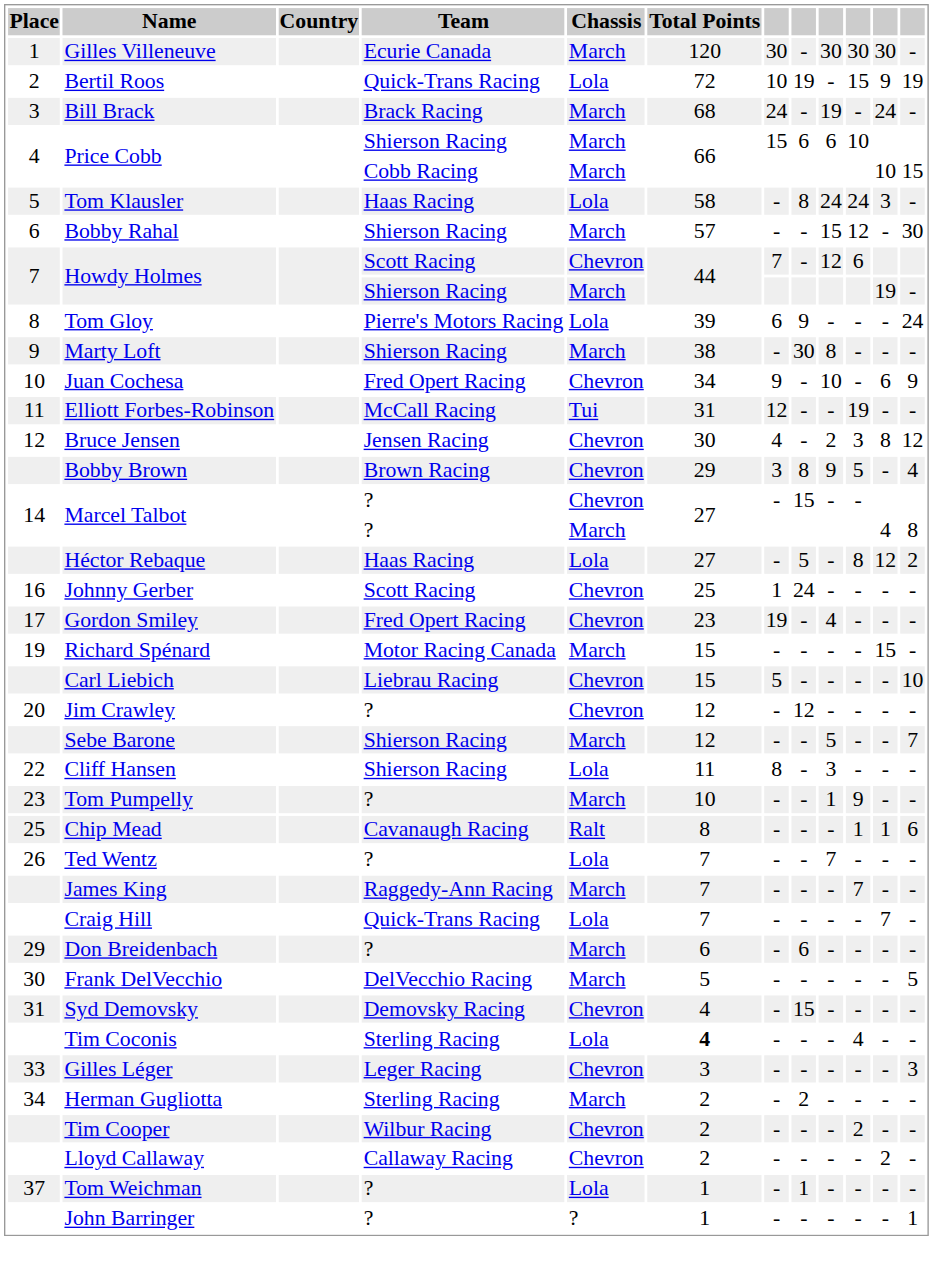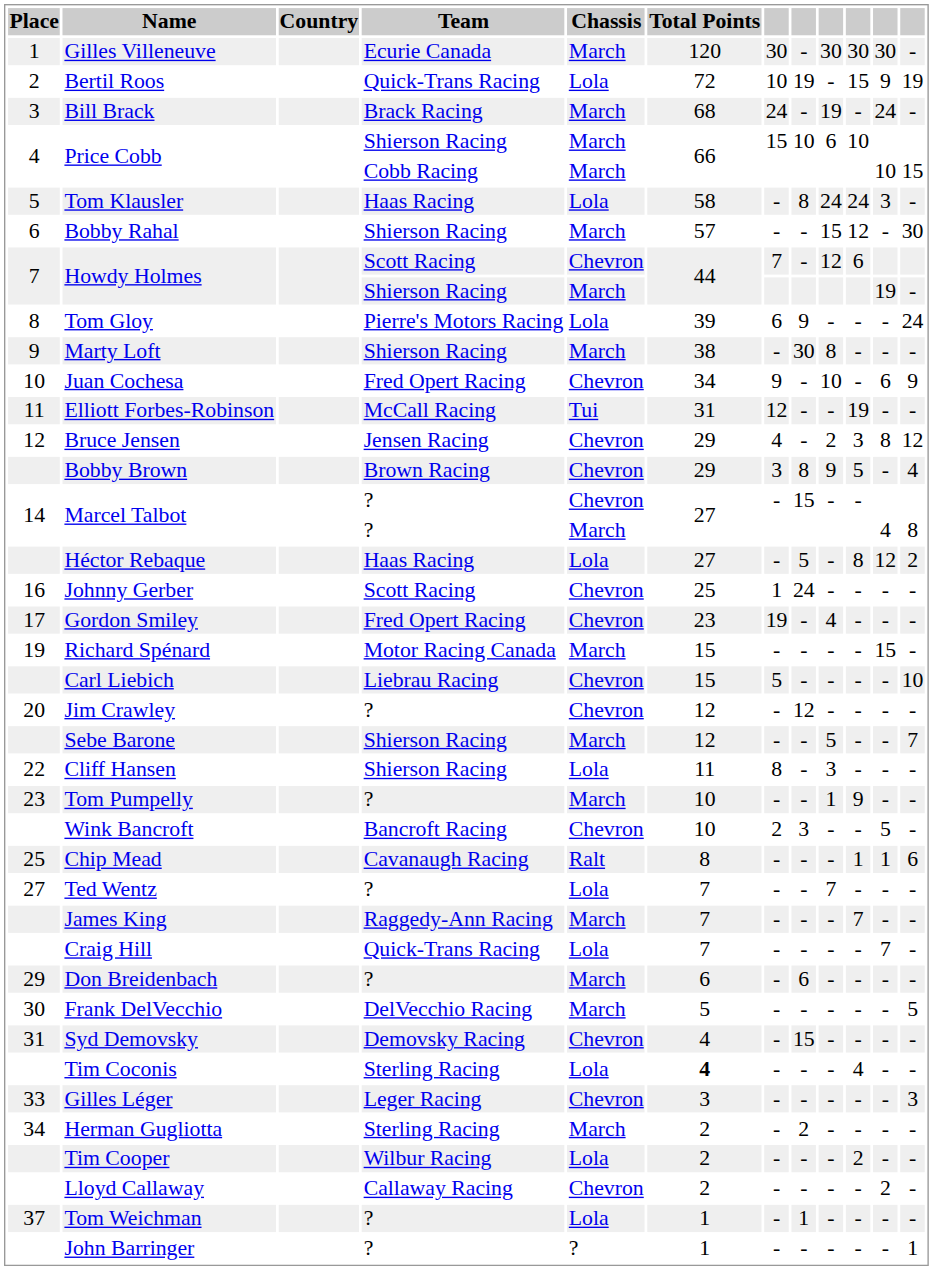(804, 141) 6 -> (804, 141) 10
(705, 440) 30 -> (705, 440) 29
+ row: (129, 829)
(34, 859) 26 -> (34, 889) 27
(606, 1128) Chevron -> (589, 1158) Lola
